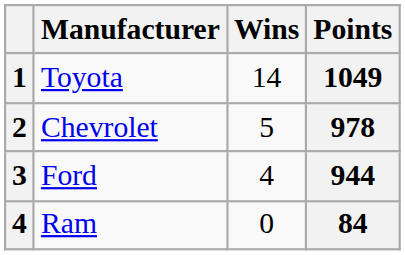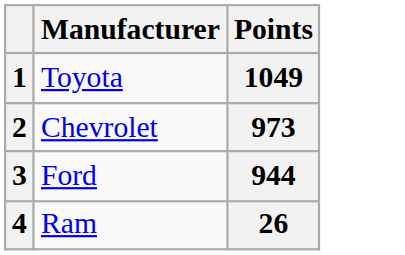- column: (267, 28)
(353, 126) 978 -> (273, 126) 973
(353, 224) 84 -> (273, 224) 26
